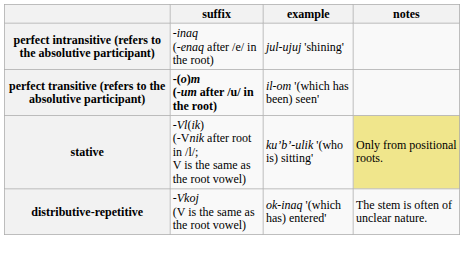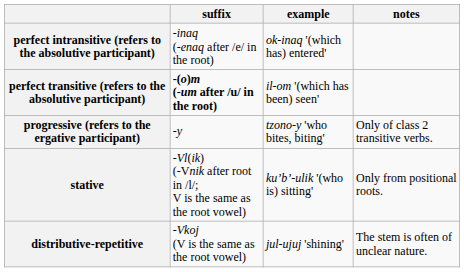(305, 46) jul-ujuj 'shining' -> (303, 46) ok-inaq '(which has) entered'
+ row: (87, 131)
(406, 152) khaki background -> (406, 184) no background
(303, 211) ok-inaq '(which has) entered' -> (305, 244) jul-ujuj 'shining'
